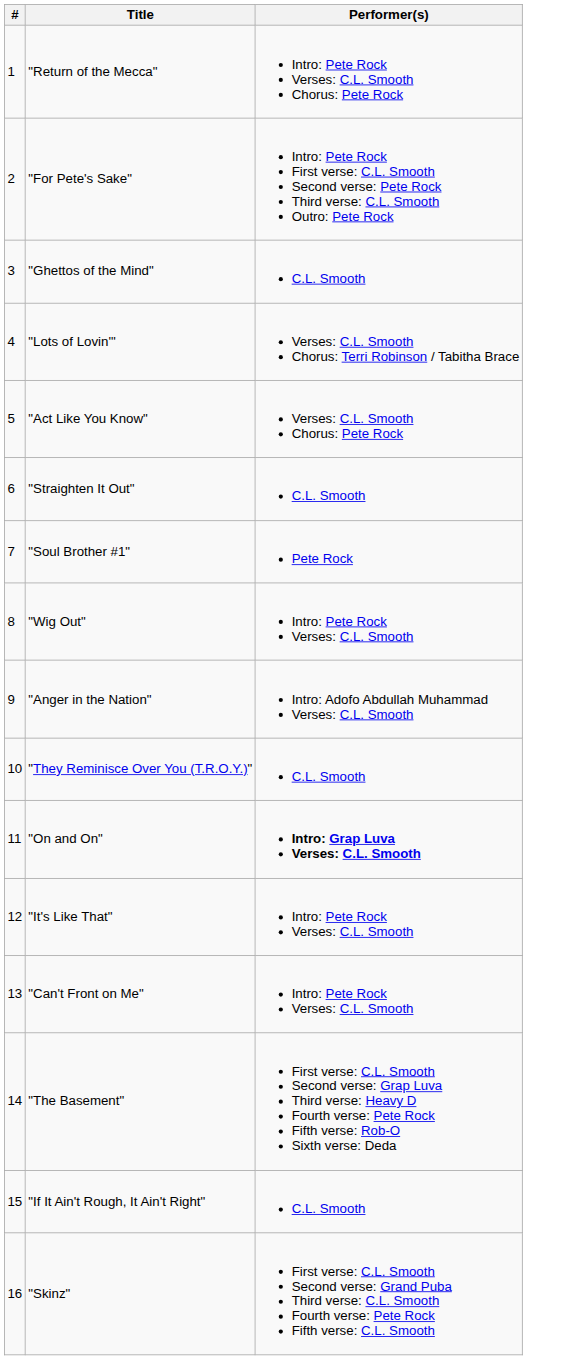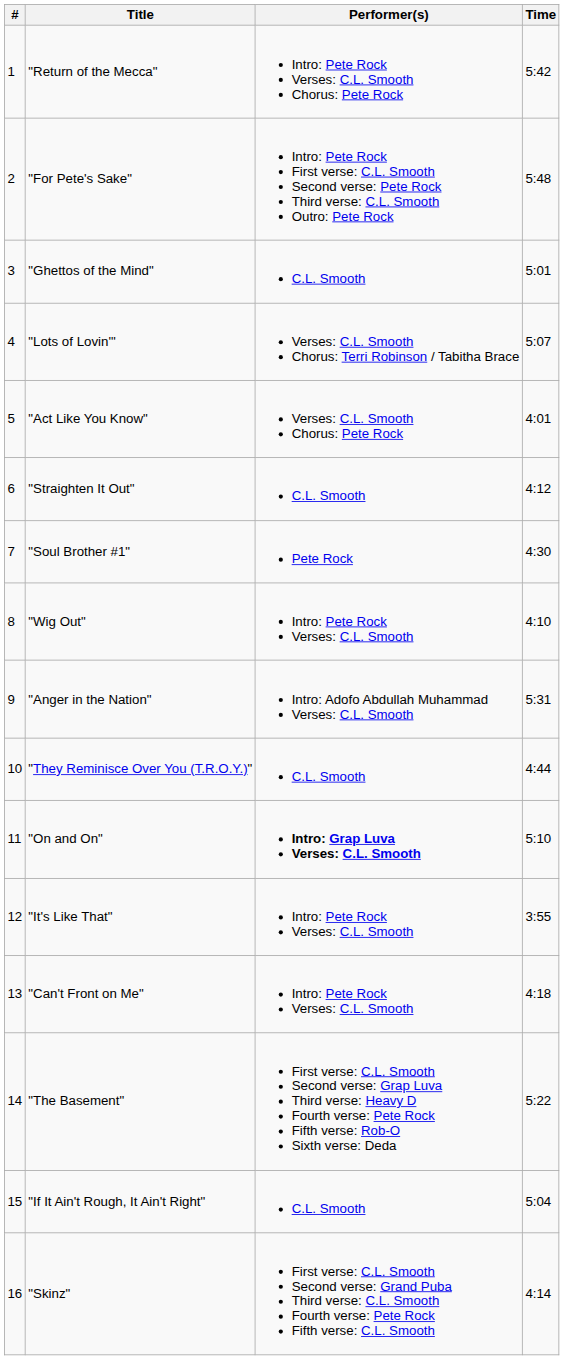+ column: (541, 15)
